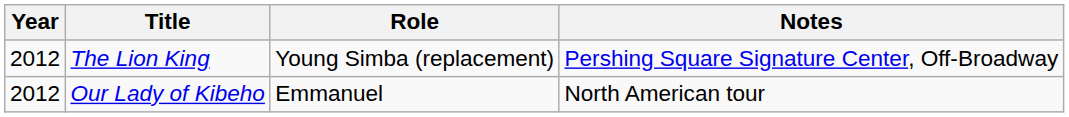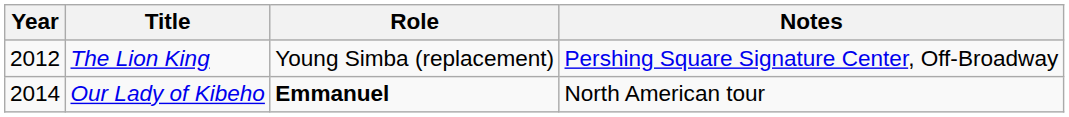(35, 93) 2012 -> (35, 93) 2014
(329, 93) normal -> (332, 93) bold
